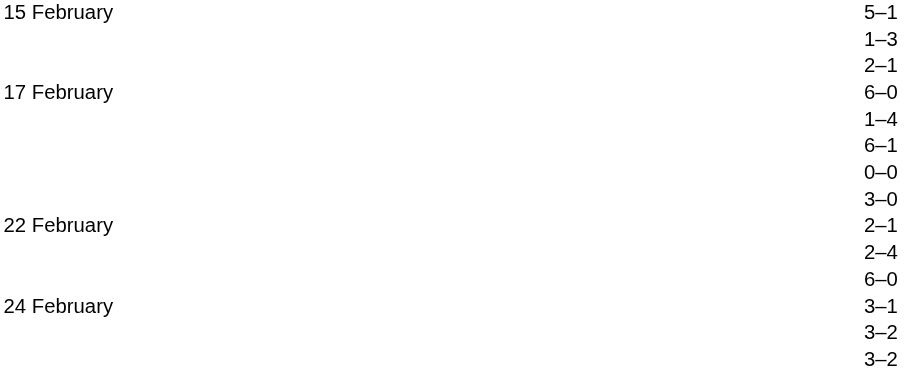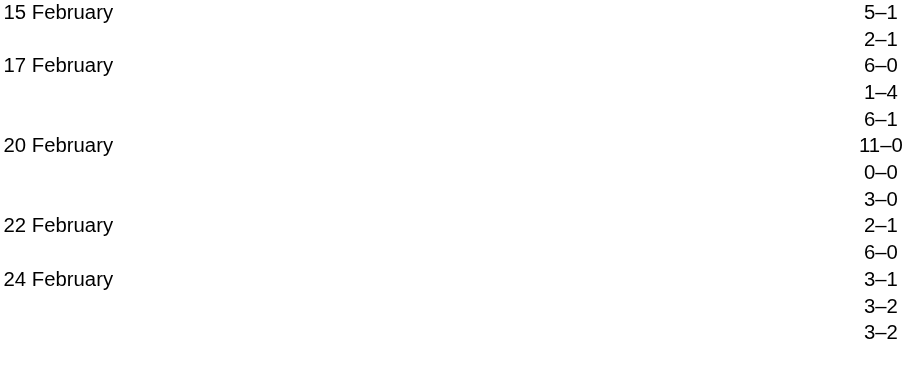- row: (177, 39)
+ row: (58, 145)
- row: (177, 253)
